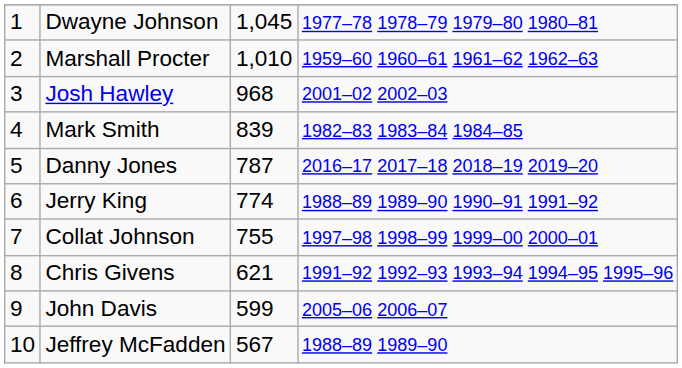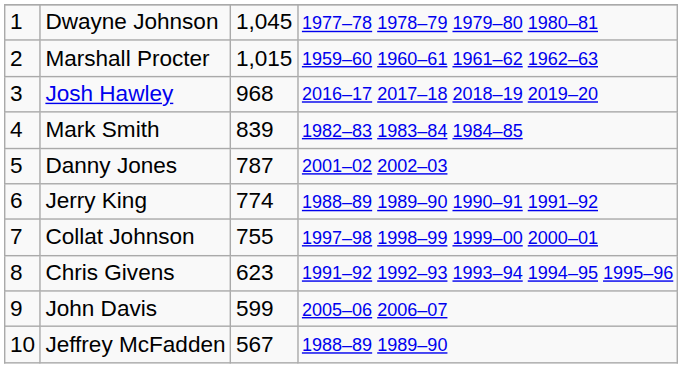(264, 58) 1,010 -> (264, 58) 1,015
(375, 94) 2001–02 2002–03 -> (450, 94) 2016–17 2017–18 2018–19 2019–20
(450, 166) 2016–17 2017–18 2018–19 2019–20 -> (375, 166) 2001–02 2002–03
(255, 272) 621 -> (255, 272) 623
